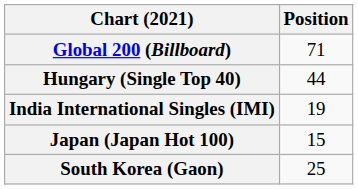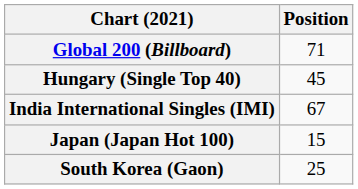(316, 79) 44 -> (316, 79) 45
(316, 109) 19 -> (316, 109) 67
